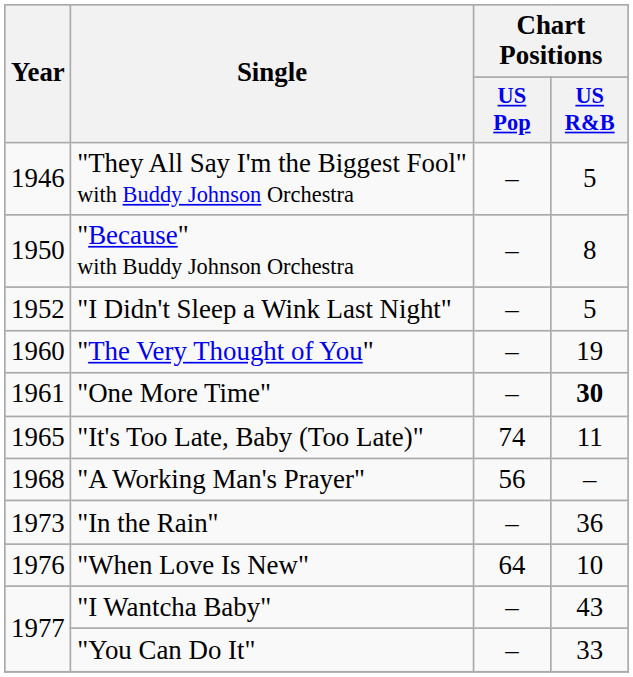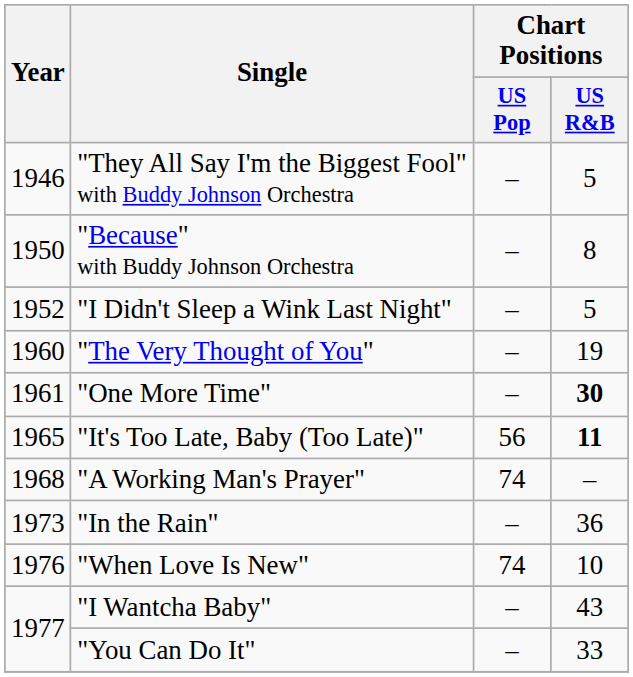(512, 436) 74 -> (512, 436) 56
(590, 436) normal -> (590, 436) bold
(512, 479) 56 -> (512, 479) 74
(512, 564) 64 -> (512, 564) 74
